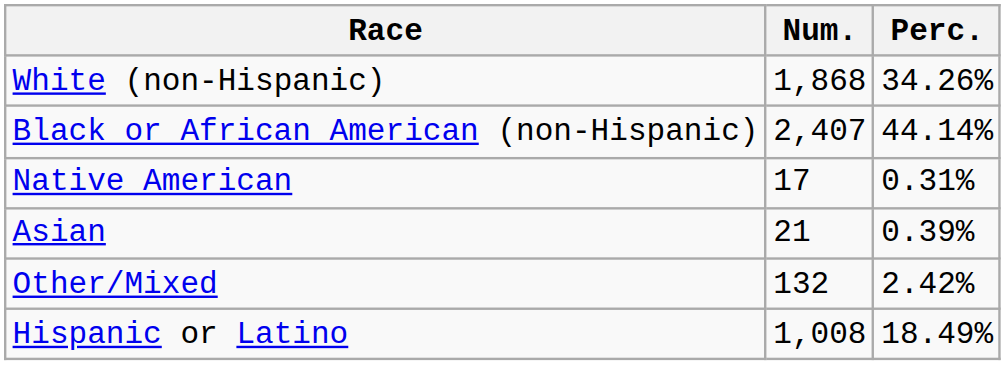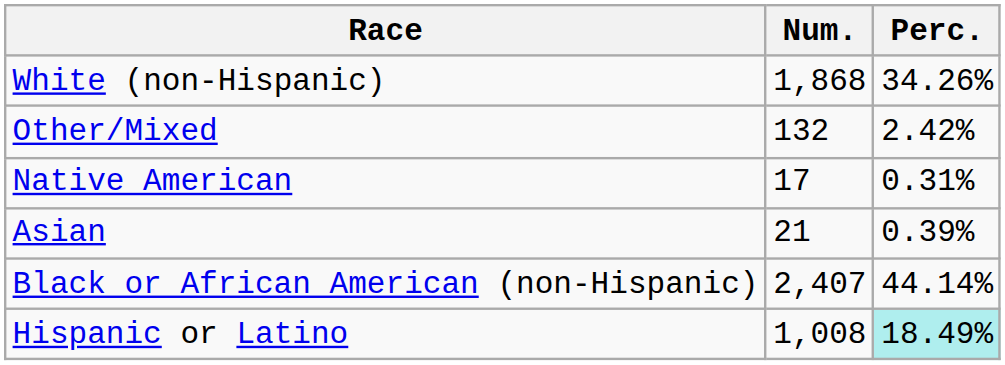rows swapped: (386, 132) <-> (115, 284)
(937, 334) no background -> (937, 334) paleturquoise background
